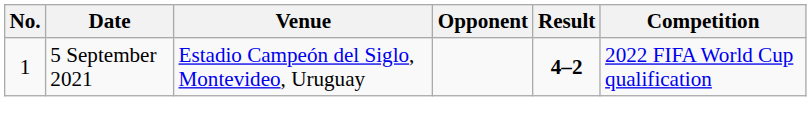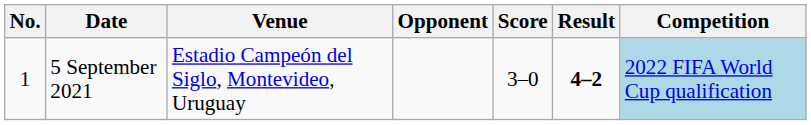+ column: (523, 21)
(699, 66) no background -> (699, 78) lightblue background
